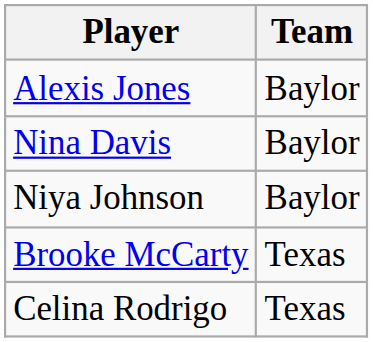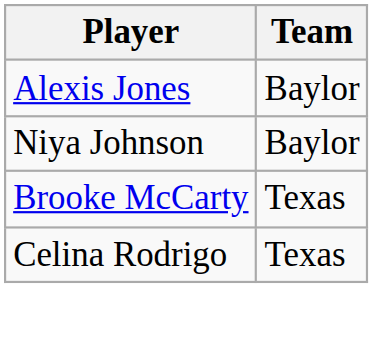- row: (92, 142)
